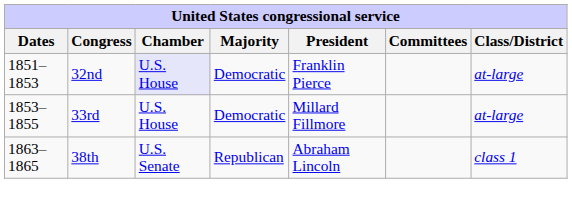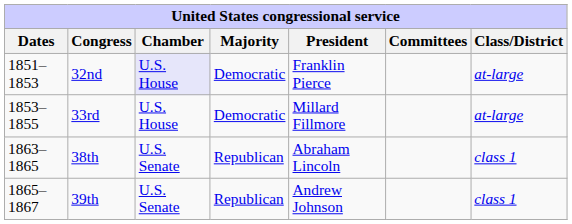+ row: (85, 198)
